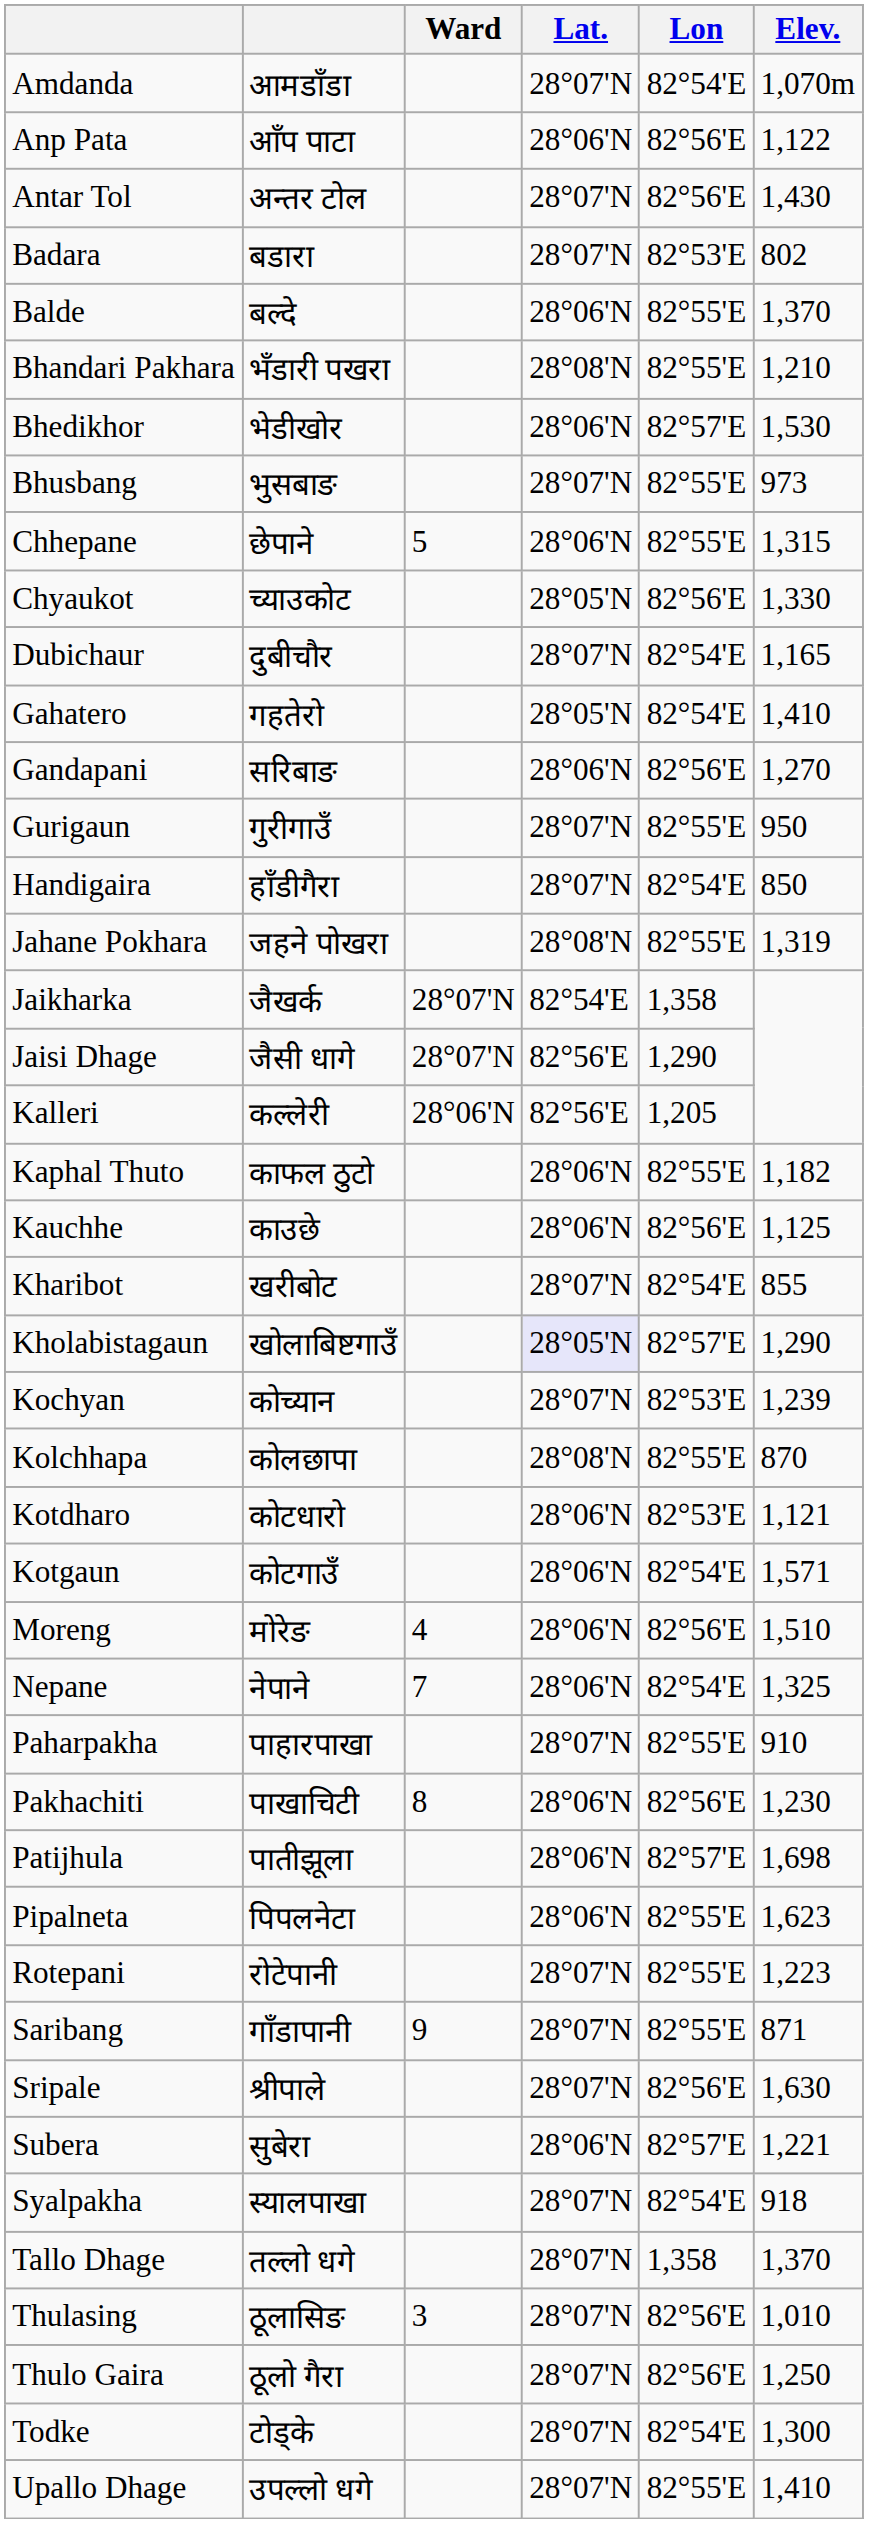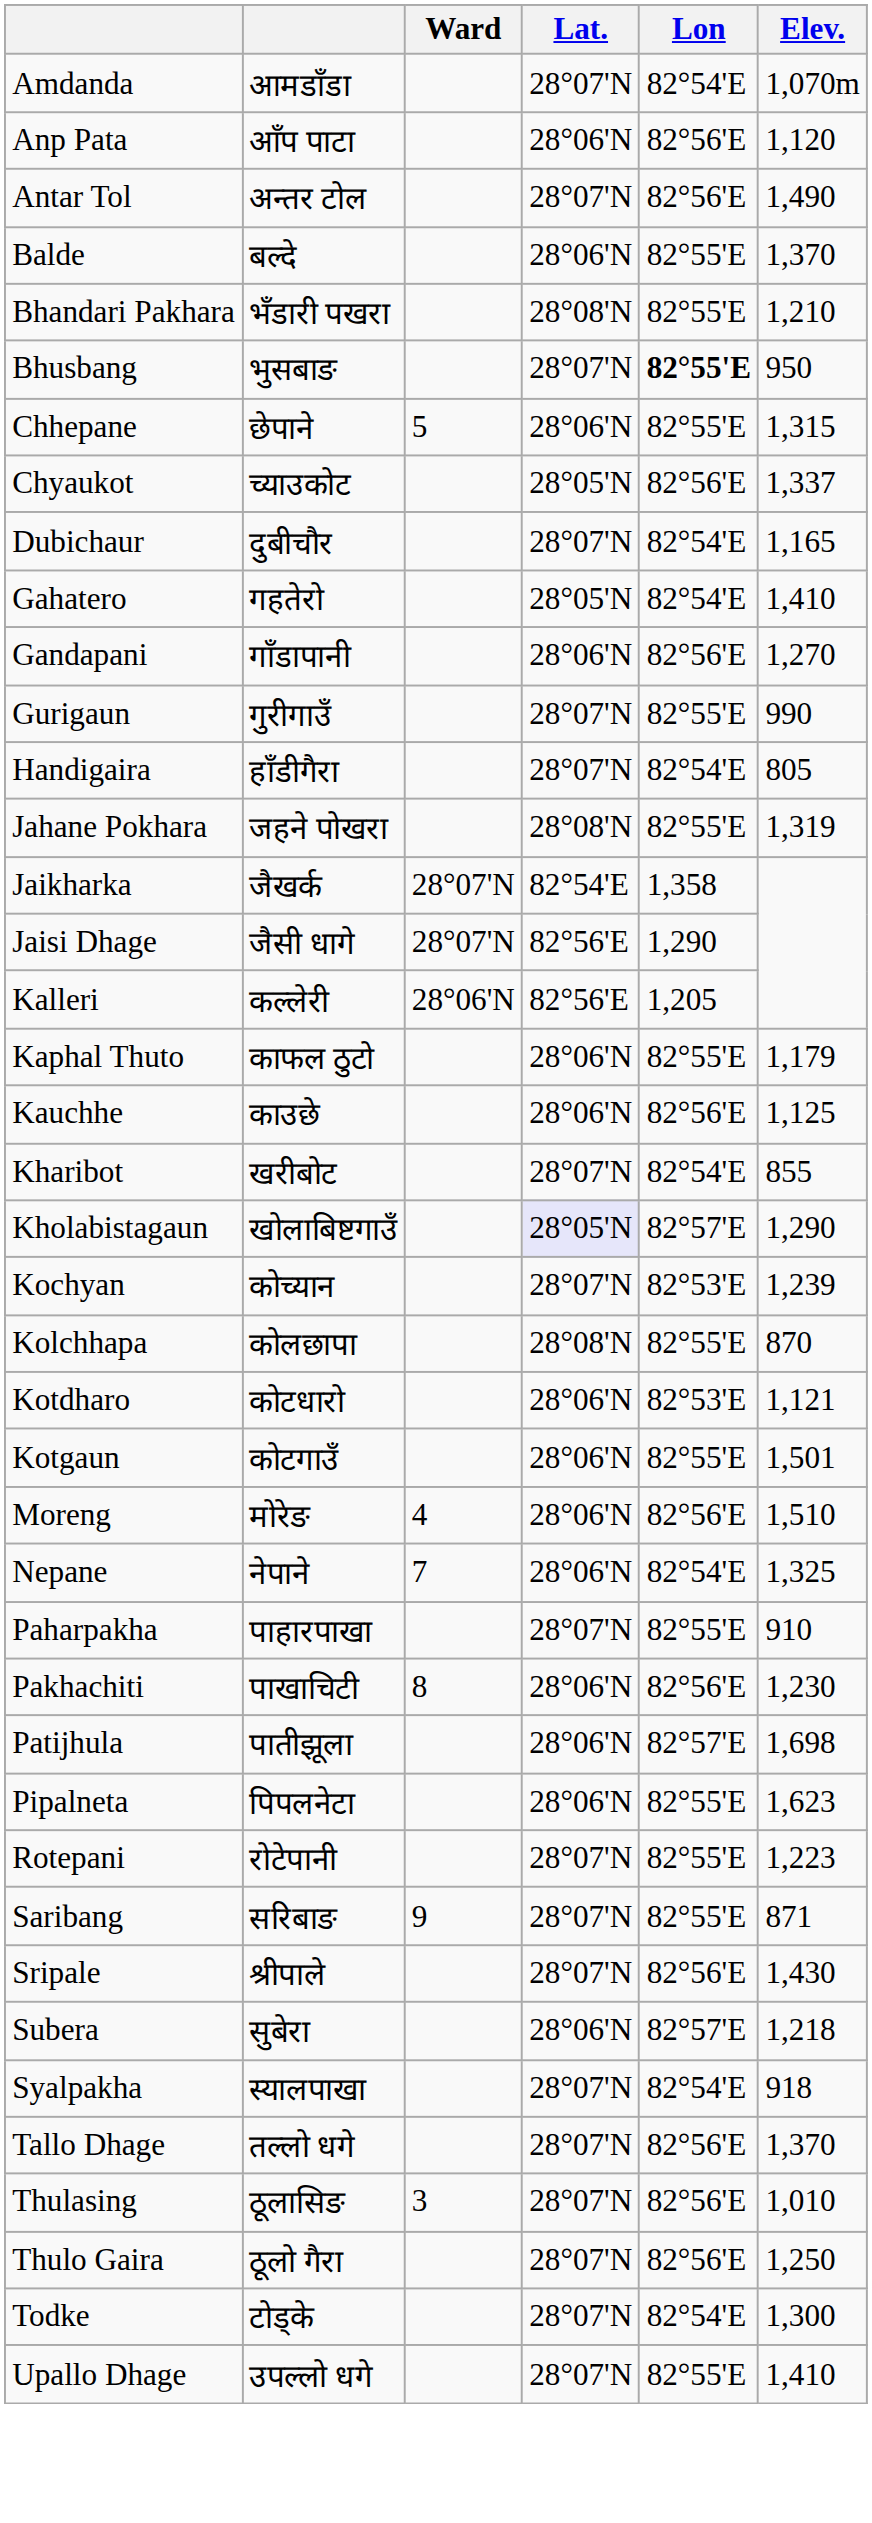(796, 139) 1,122 -> (800, 139) 1,120
(796, 197) 1,430 -> (800, 197) 1,490
- row: (56, 254)
- row: (78, 426)
(696, 483) normal -> (699, 369) bold
(784, 483) 973 -> (789, 369) 950
(796, 598) 1,330 -> (800, 483) 1,337
(293, 771) सरिबाङ -> (300, 657) गाँडापानी
(784, 827) 950 -> (789, 712) 990
(784, 884) 850 -> (789, 769) 805
(796, 1170) 1,182 -> (800, 1056) 1,179
(696, 1571) 82°54'E -> (696, 1457) 82°55'E
(796, 1571) 1,571 -> (800, 1457) 1,501
(300, 2032) गाँडापानी -> (293, 1917) सरिबाङ
(796, 2087) 1,630 -> (800, 1972) 1,430
(796, 2144) 1,221 -> (800, 2030) 1,218
(682, 2259) 1,358 -> (696, 2144) 82°56'E
